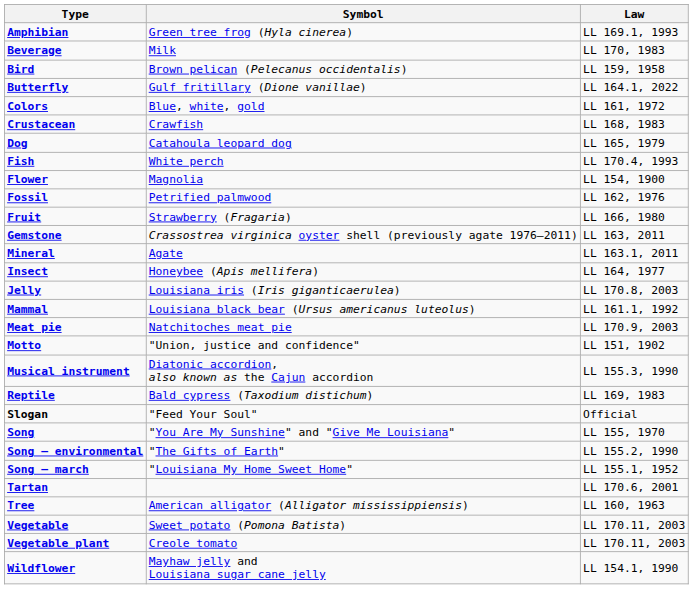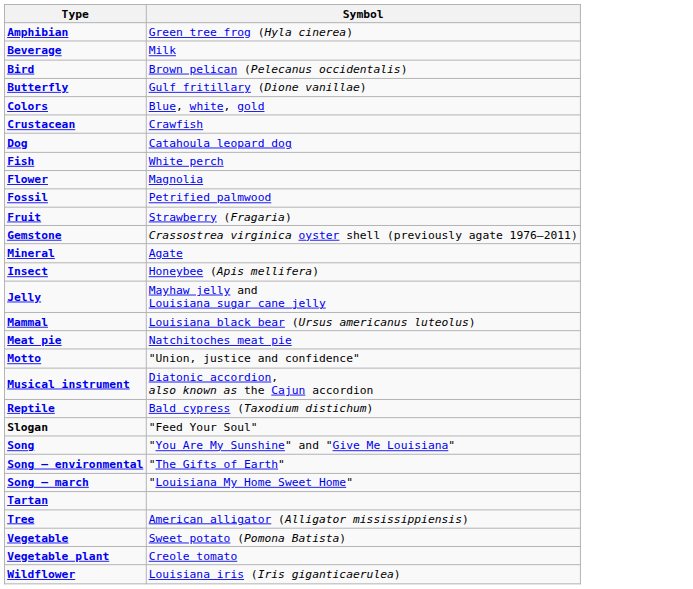- column: (634, 14)
(275, 290) Louisiana iris (Iris giganticaerulea) -> (237, 297) Mayhaw jelly and Louisiana sugar cane jelly
(237, 568) Mayhaw jelly and Louisiana sugar cane jelly -> (275, 574) Louisiana iris (Iris giganticaerulea)
